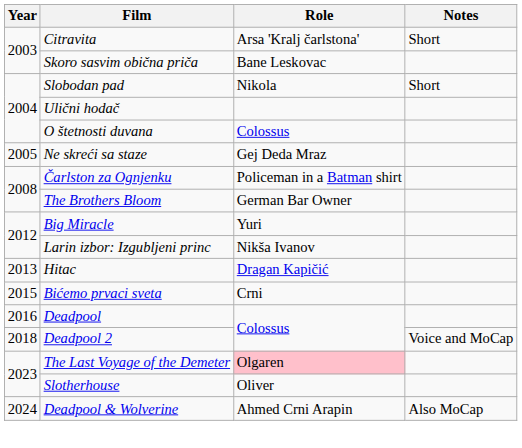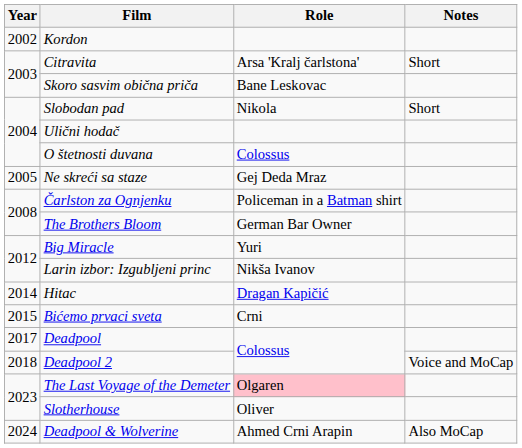+ row: (66, 39)
(22, 270) 2013 -> (22, 293) 2014
(22, 316) 2016 -> (22, 339) 2017
